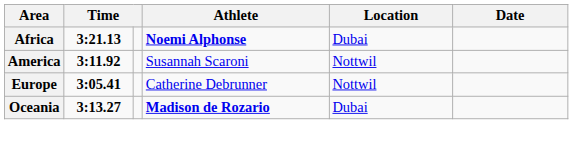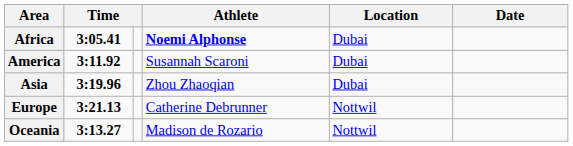(99, 38) 3:21.13 -> (99, 38) 3:05.41
(354, 61) Nottwil -> (350, 61) Dubai
+ row: (34, 84)
(99, 84) 3:05.41 -> (99, 107) 3:21.13
(208, 107) bold -> (204, 130) normal
(350, 107) Dubai -> (354, 130) Nottwil
